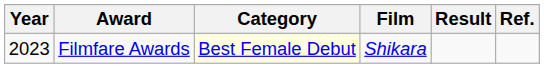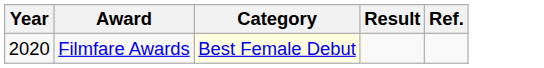- column: (395, 19)
(29, 48) 2023 -> (29, 48) 2020
